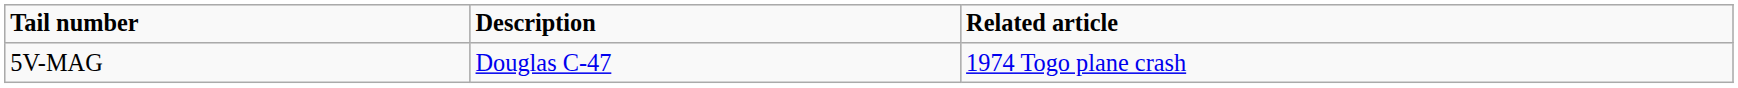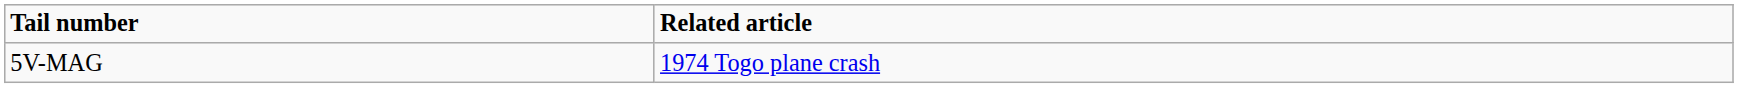- column: (536, 23)
